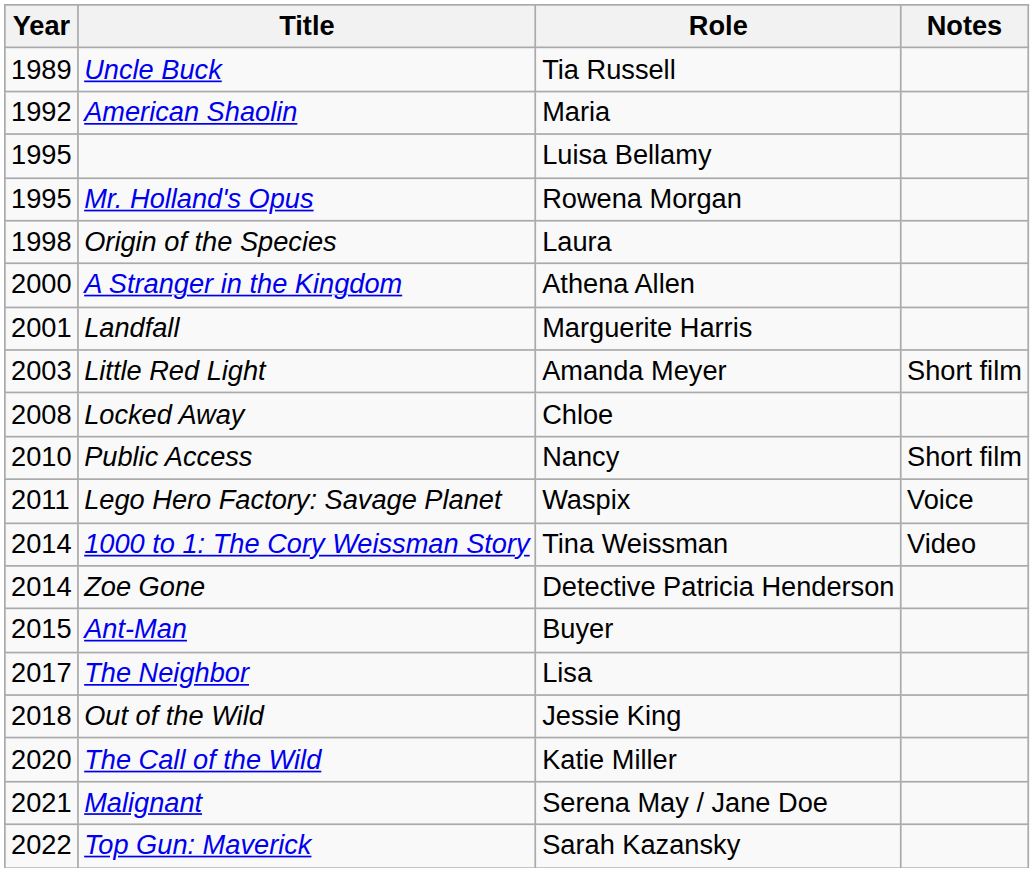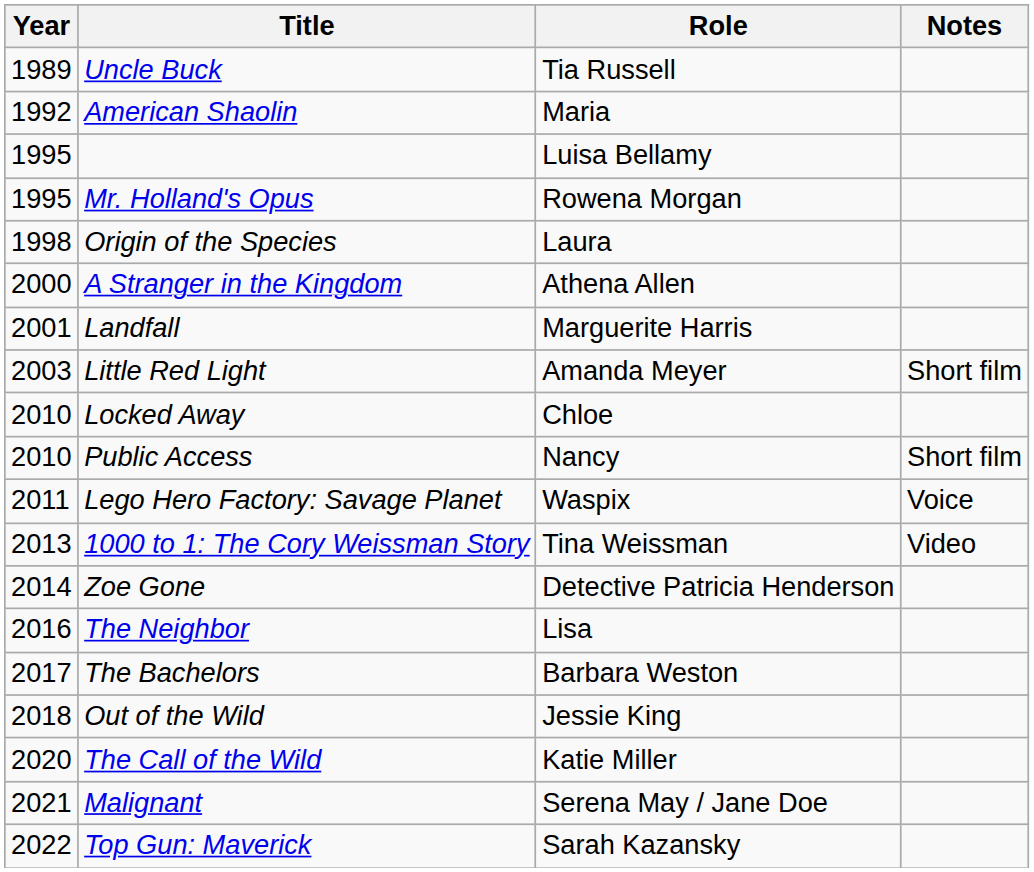(41, 414) 2008 -> (41, 414) 2010
(41, 543) 2014 -> (41, 543) 2013
- row: (136, 629)
(41, 673) 2017 -> (41, 629) 2016
+ row: (172, 673)
